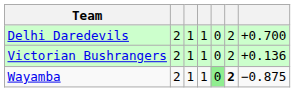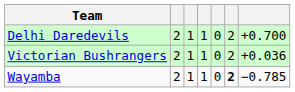(264, 56) +0.136 -> (264, 56) +0.036
(218, 76) lightgreen background -> (218, 76) no background
(264, 76) −0.875 -> (264, 76) −0.785
